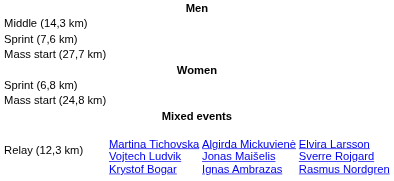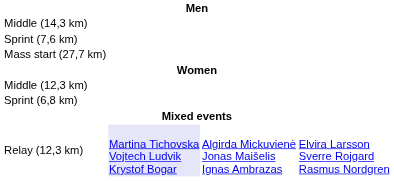+ row: (46, 85)
- row: (55, 100)
(154, 156) no background -> (154, 156) lavender background
